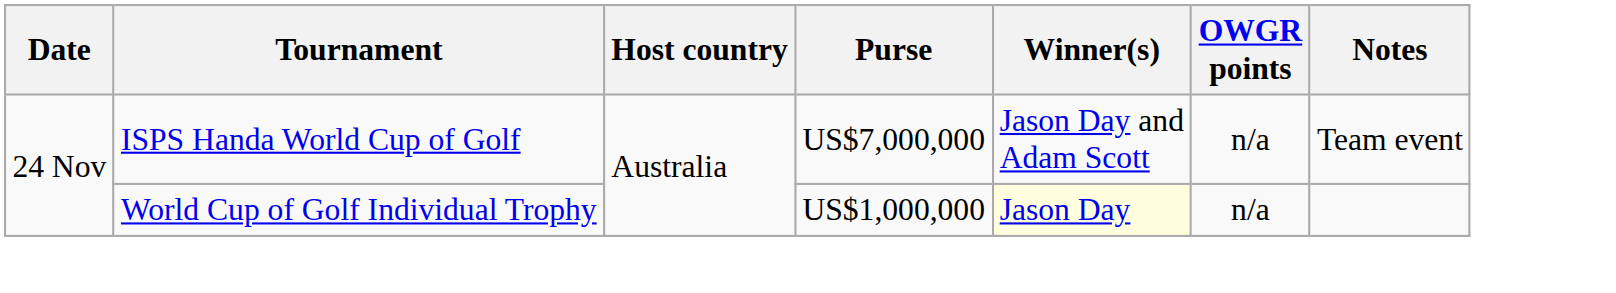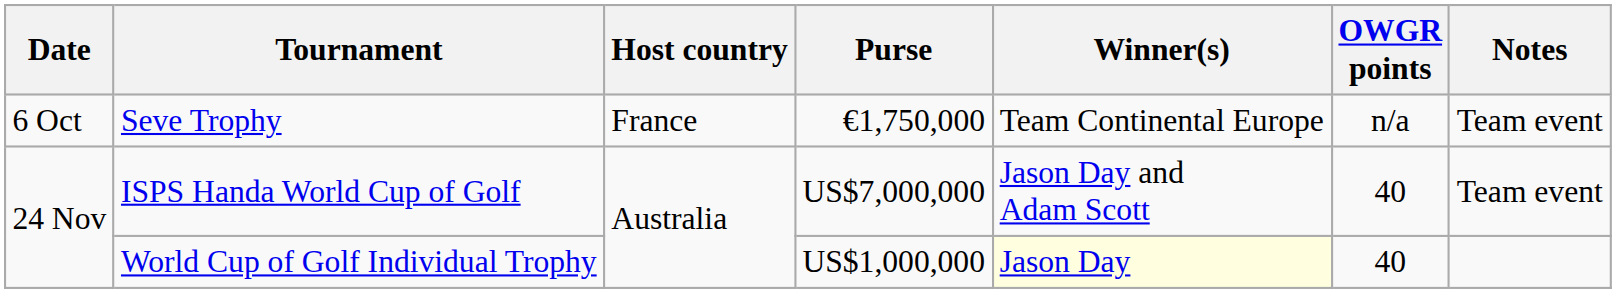+ row: (201, 120)
(1250, 139) n/a -> (1390, 191) 40
(1250, 209) n/a -> (1390, 262) 40
